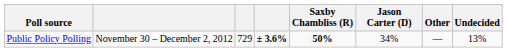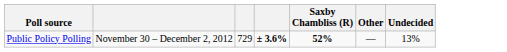- column: (389, 17)
(323, 39) 50% -> (323, 39) 52%
